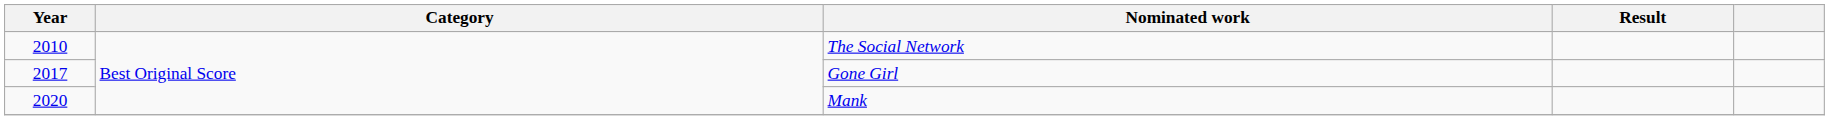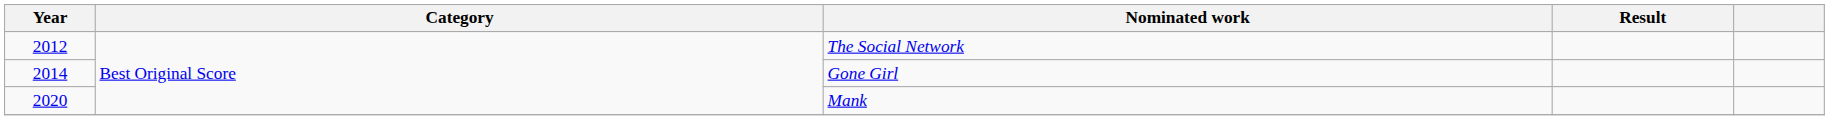(50, 45) 2010 -> (50, 45) 2012
(50, 73) 2017 -> (50, 73) 2014
